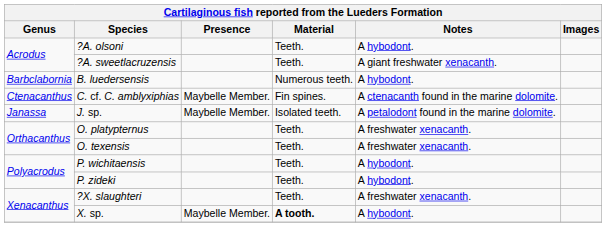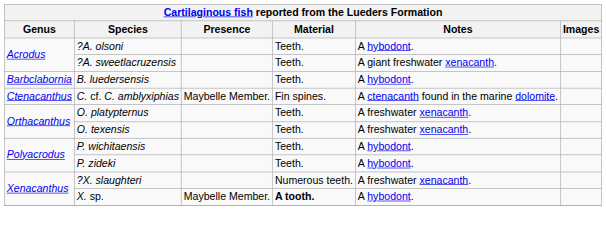(314, 79) Numerous teeth. -> (289, 79) Teeth.
- row: (89, 113)
(289, 197) Teeth. -> (314, 180) Numerous teeth.
